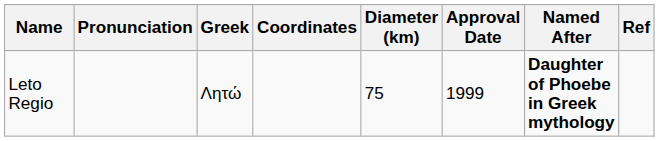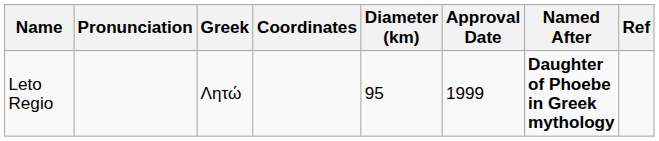(374, 93) 75 -> (374, 93) 95
